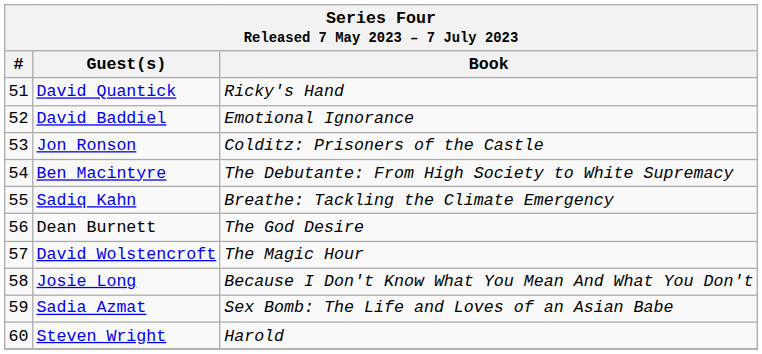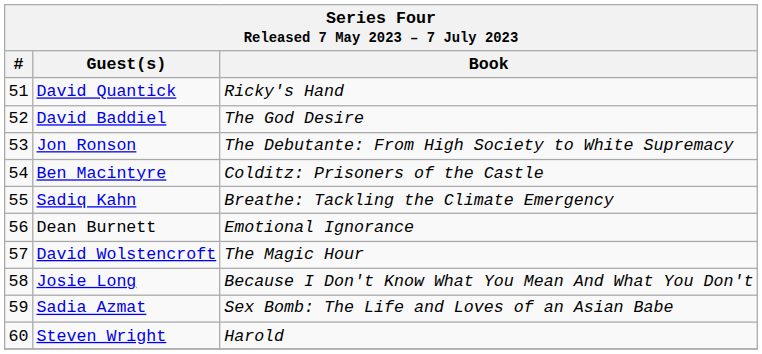(319, 119) Emotional Ignorance -> (294, 119) The God Desire
(384, 146) Colditz: Prisoners of the Castle -> (479, 146) The Debutante: From High Society to White Supremacy
(479, 173) The Debutante: From High Society to White Supremacy -> (384, 173) Colditz: Prisoners of the Castle
(294, 227) The God Desire -> (319, 227) Emotional Ignorance
